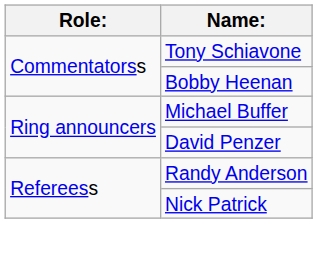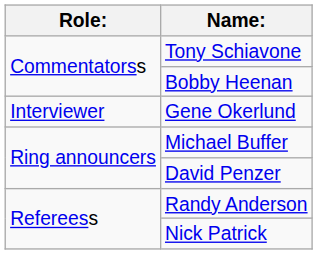+ row: (230, 112)
